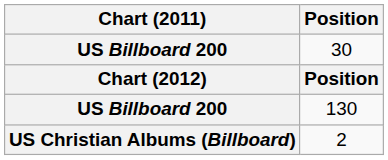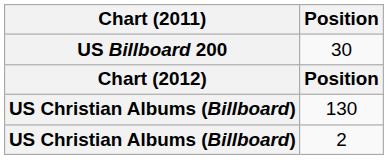(152, 109) US Billboard 200 -> (152, 109) US Christian Albums (Billboard)
